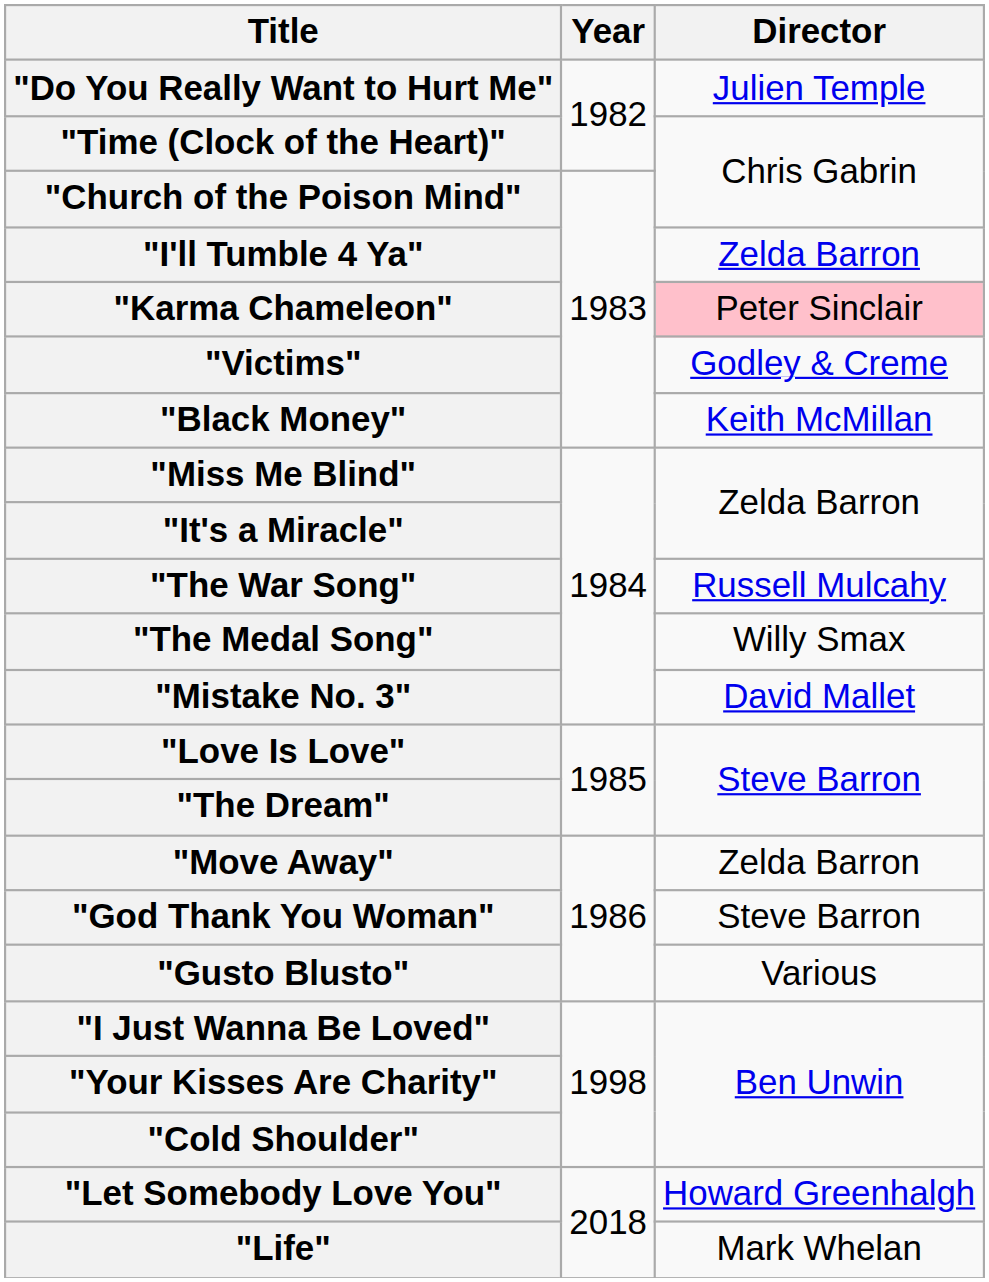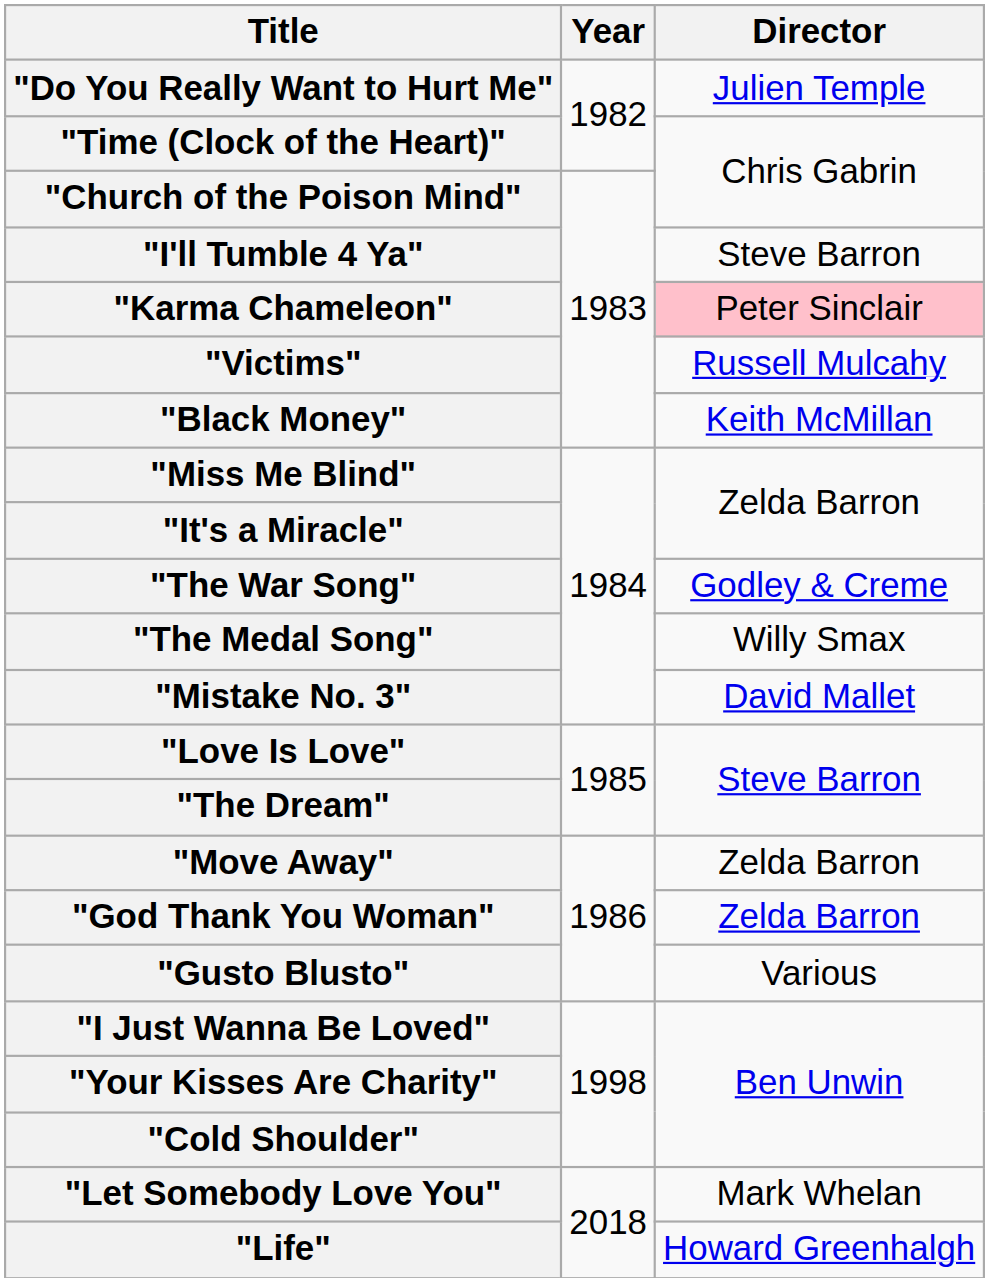(819, 253) Zelda Barron -> (819, 253) Steve Barron
(819, 364) Godley & Creme -> (819, 364) Russell Mulcahy
(819, 585) Russell Mulcahy -> (819, 585) Godley & Creme
(819, 917) Steve Barron -> (819, 917) Zelda Barron
(819, 1193) Howard Greenhalgh -> (819, 1193) Mark Whelan
(819, 1249) Mark Whelan -> (819, 1249) Howard Greenhalgh
